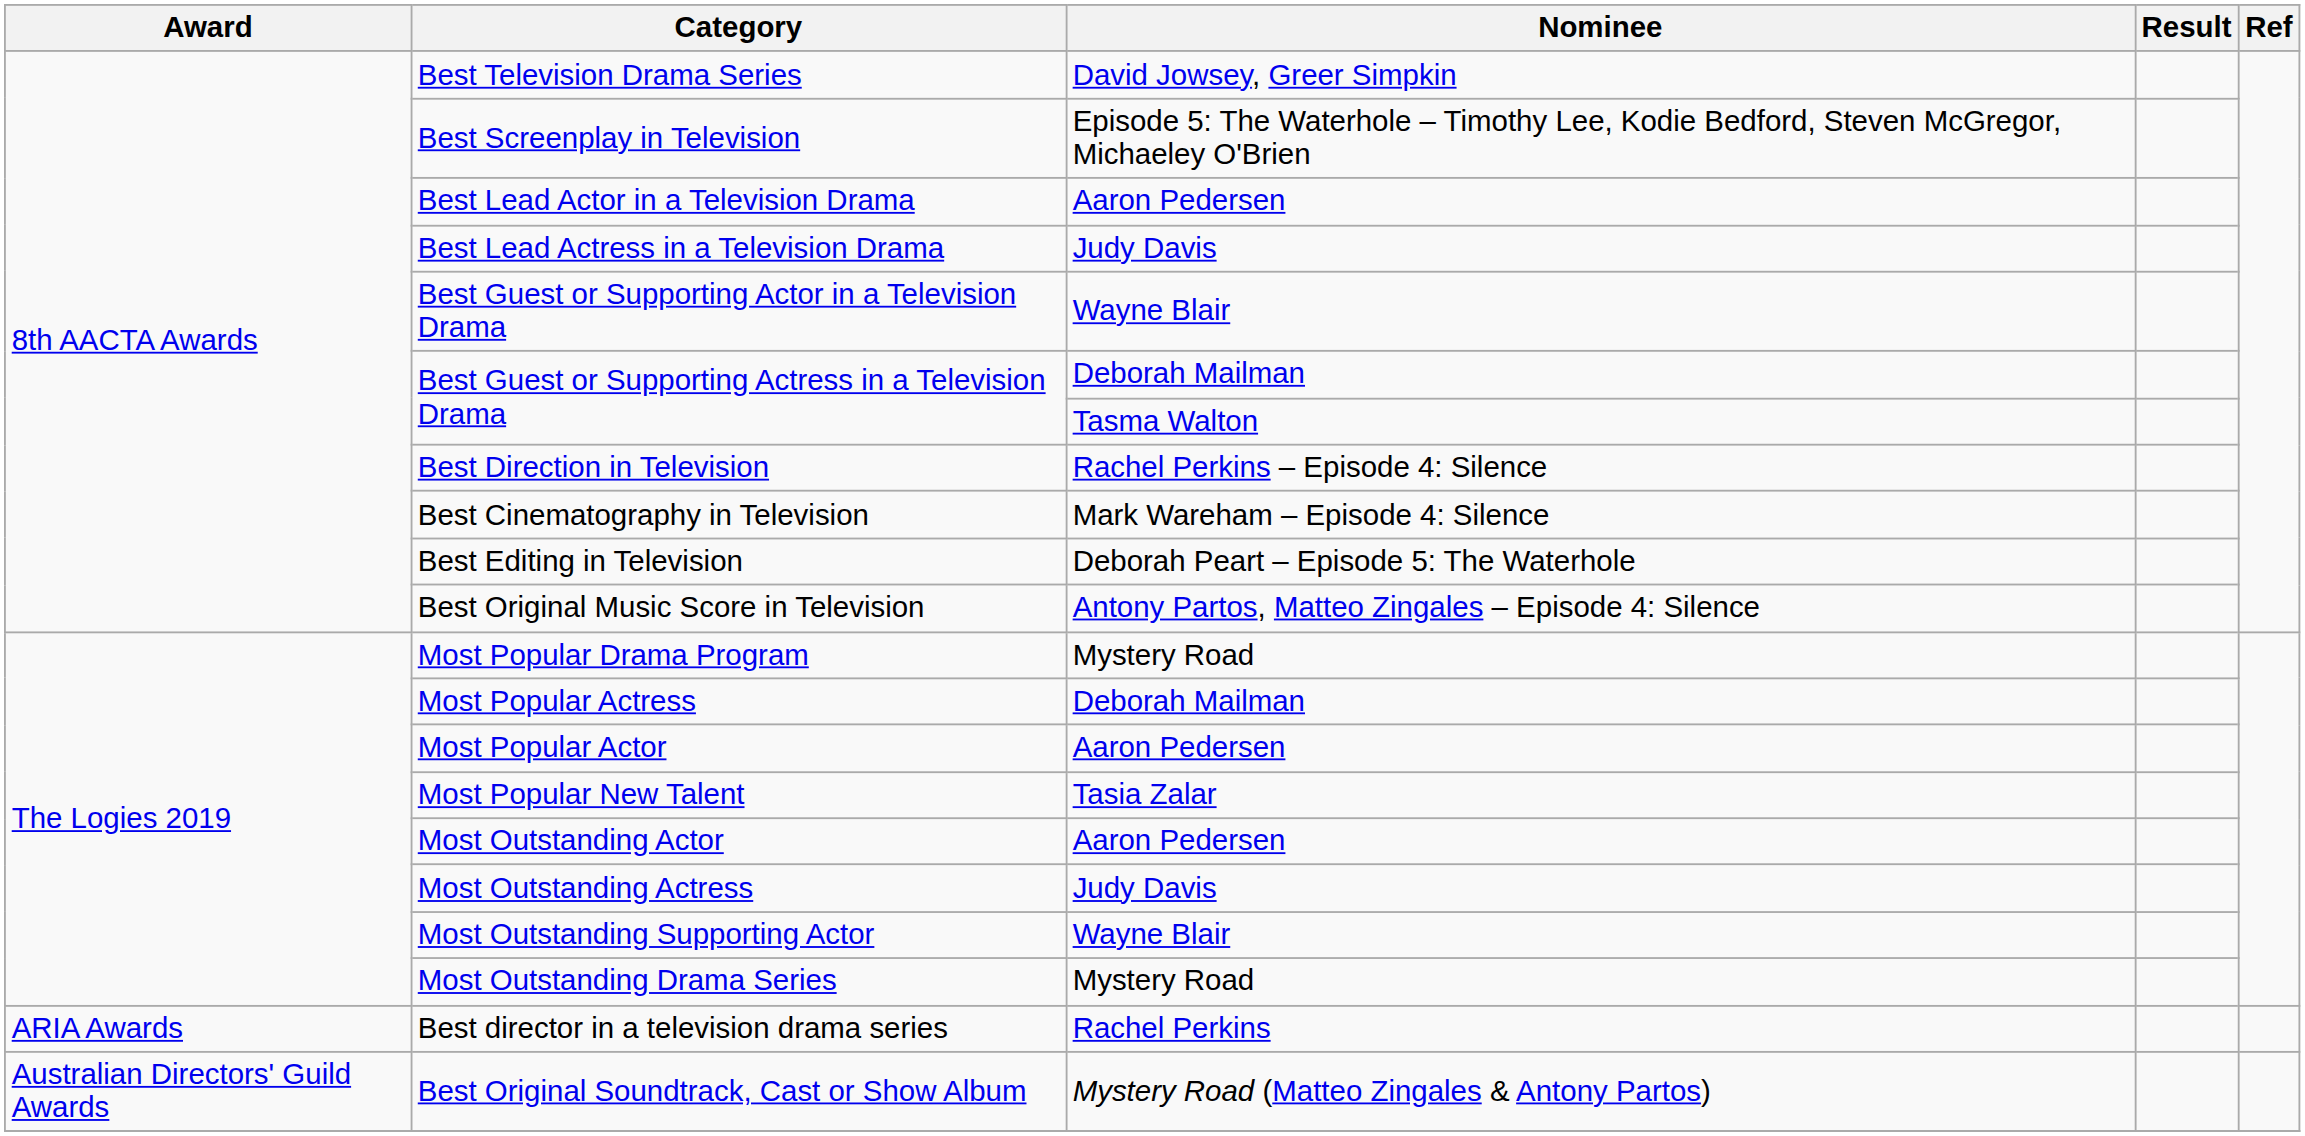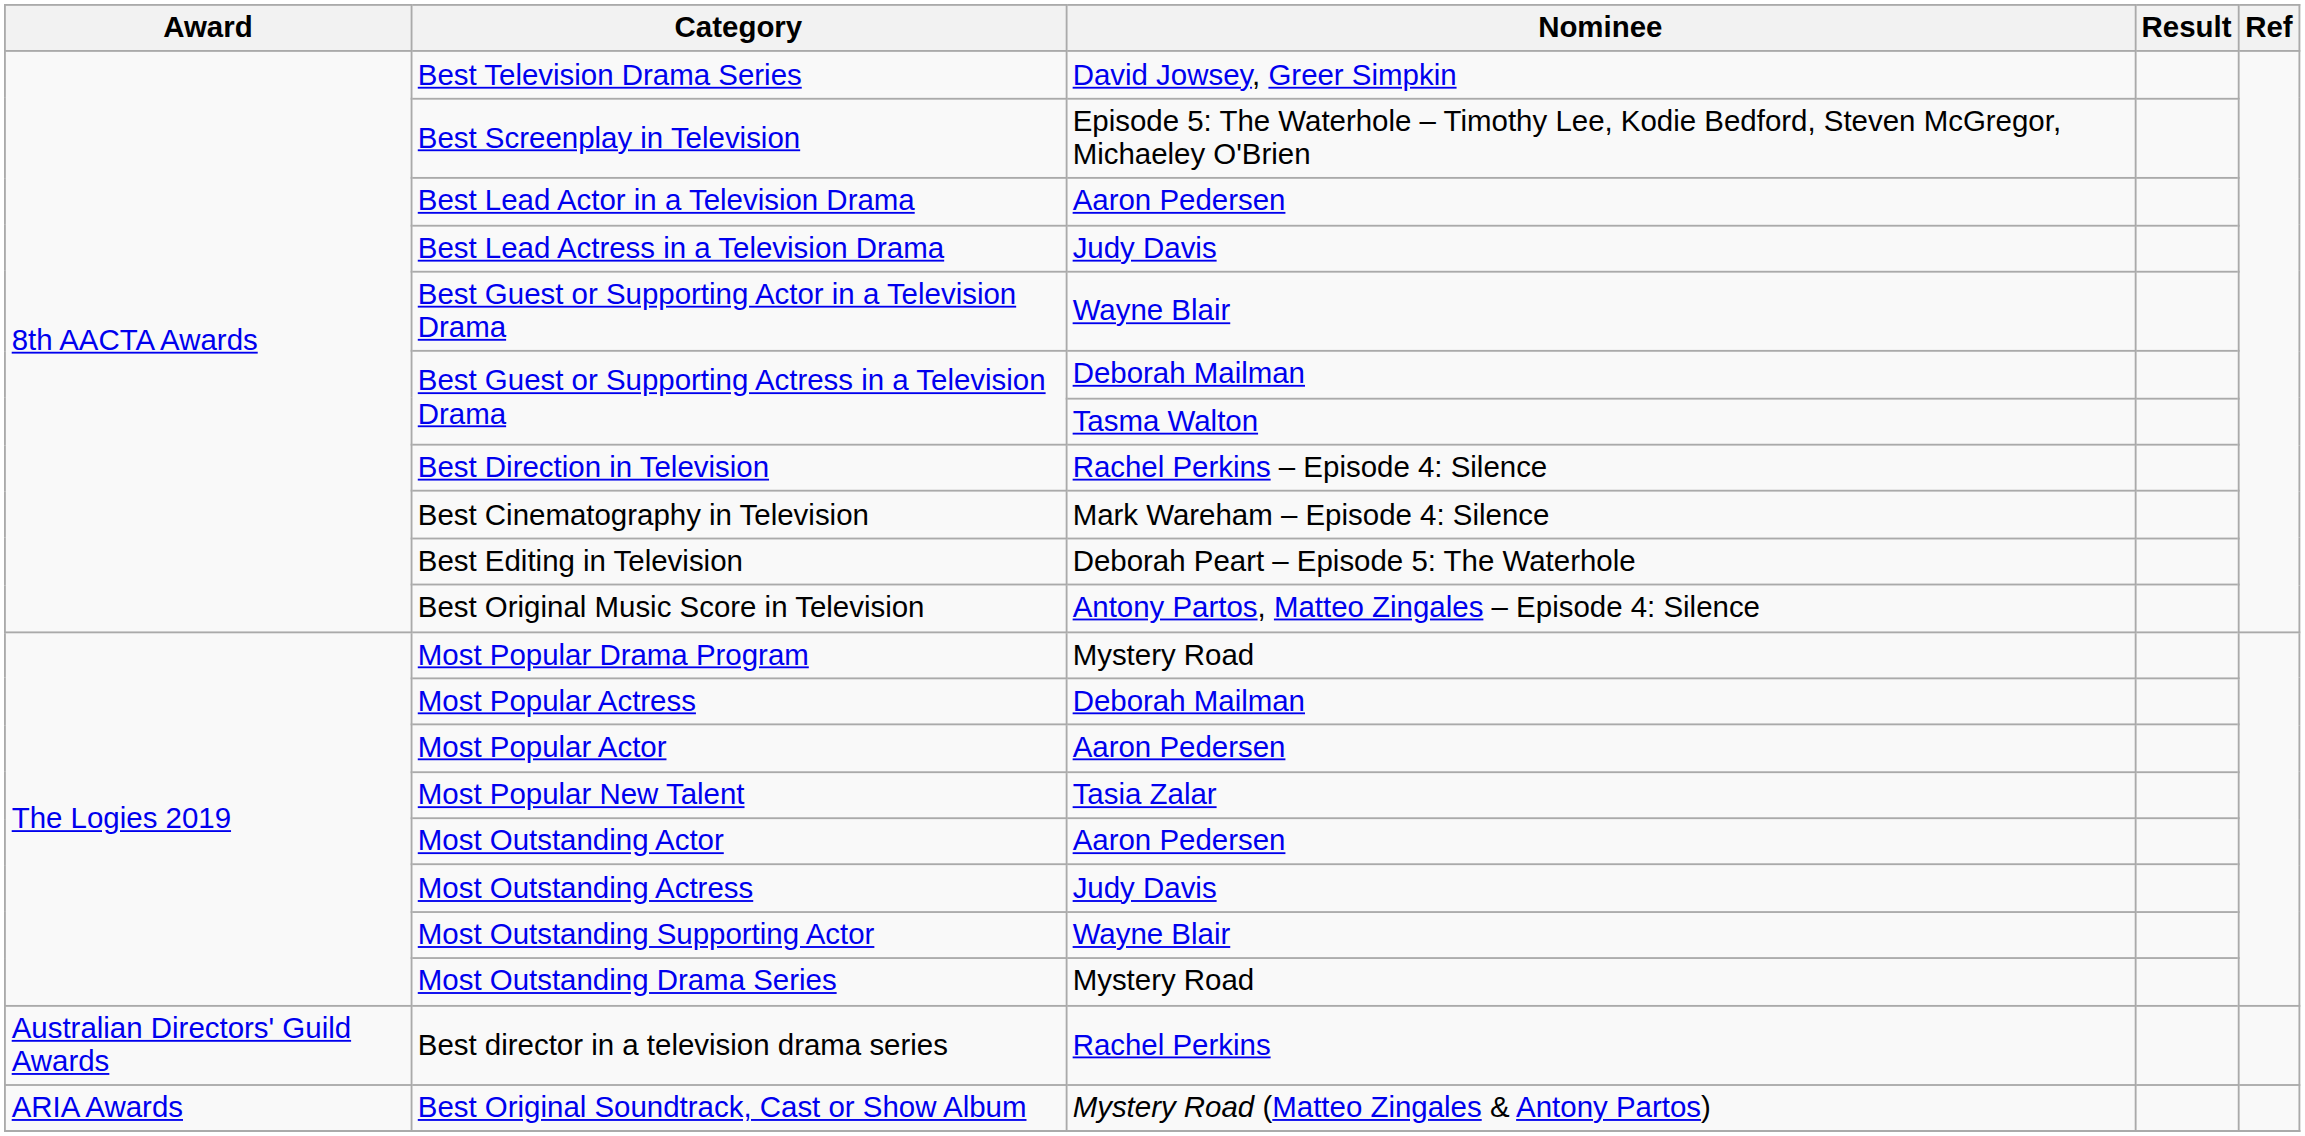(97, 1027) ARIA Awards -> (181, 1044) Australian Directors' Guild Awards
(181, 1091) Australian Directors' Guild Awards -> (97, 1107) ARIA Awards
